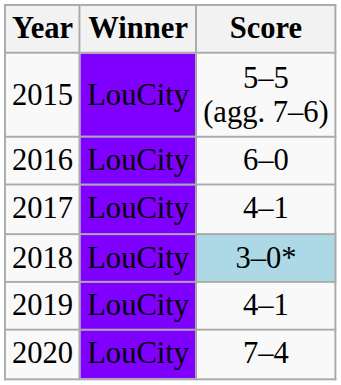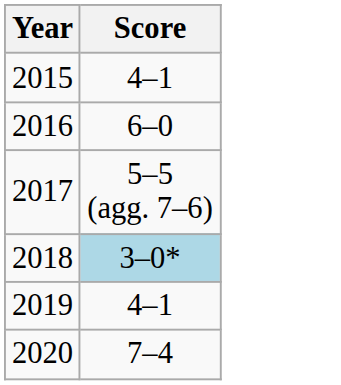- column: (138, 28)
(266, 94) 5–5 (agg. 7–6) -> (150, 77) 4–1
(266, 208) 4–1 -> (150, 191) 5–5 (agg. 7–6)
